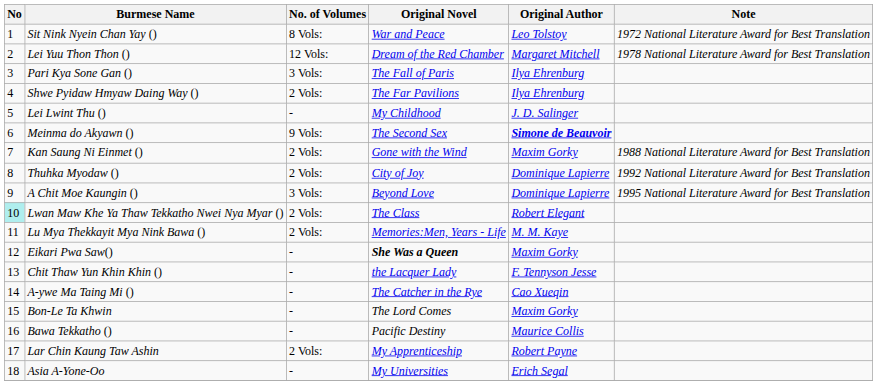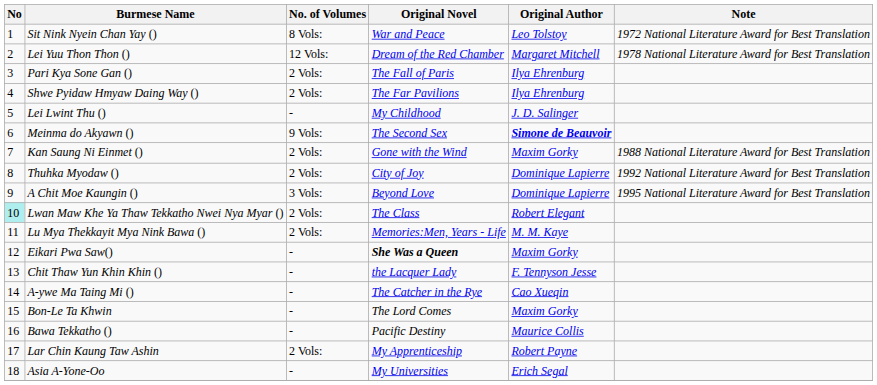(306, 73) 3 Vols: -> (306, 73) 2 Vols:
